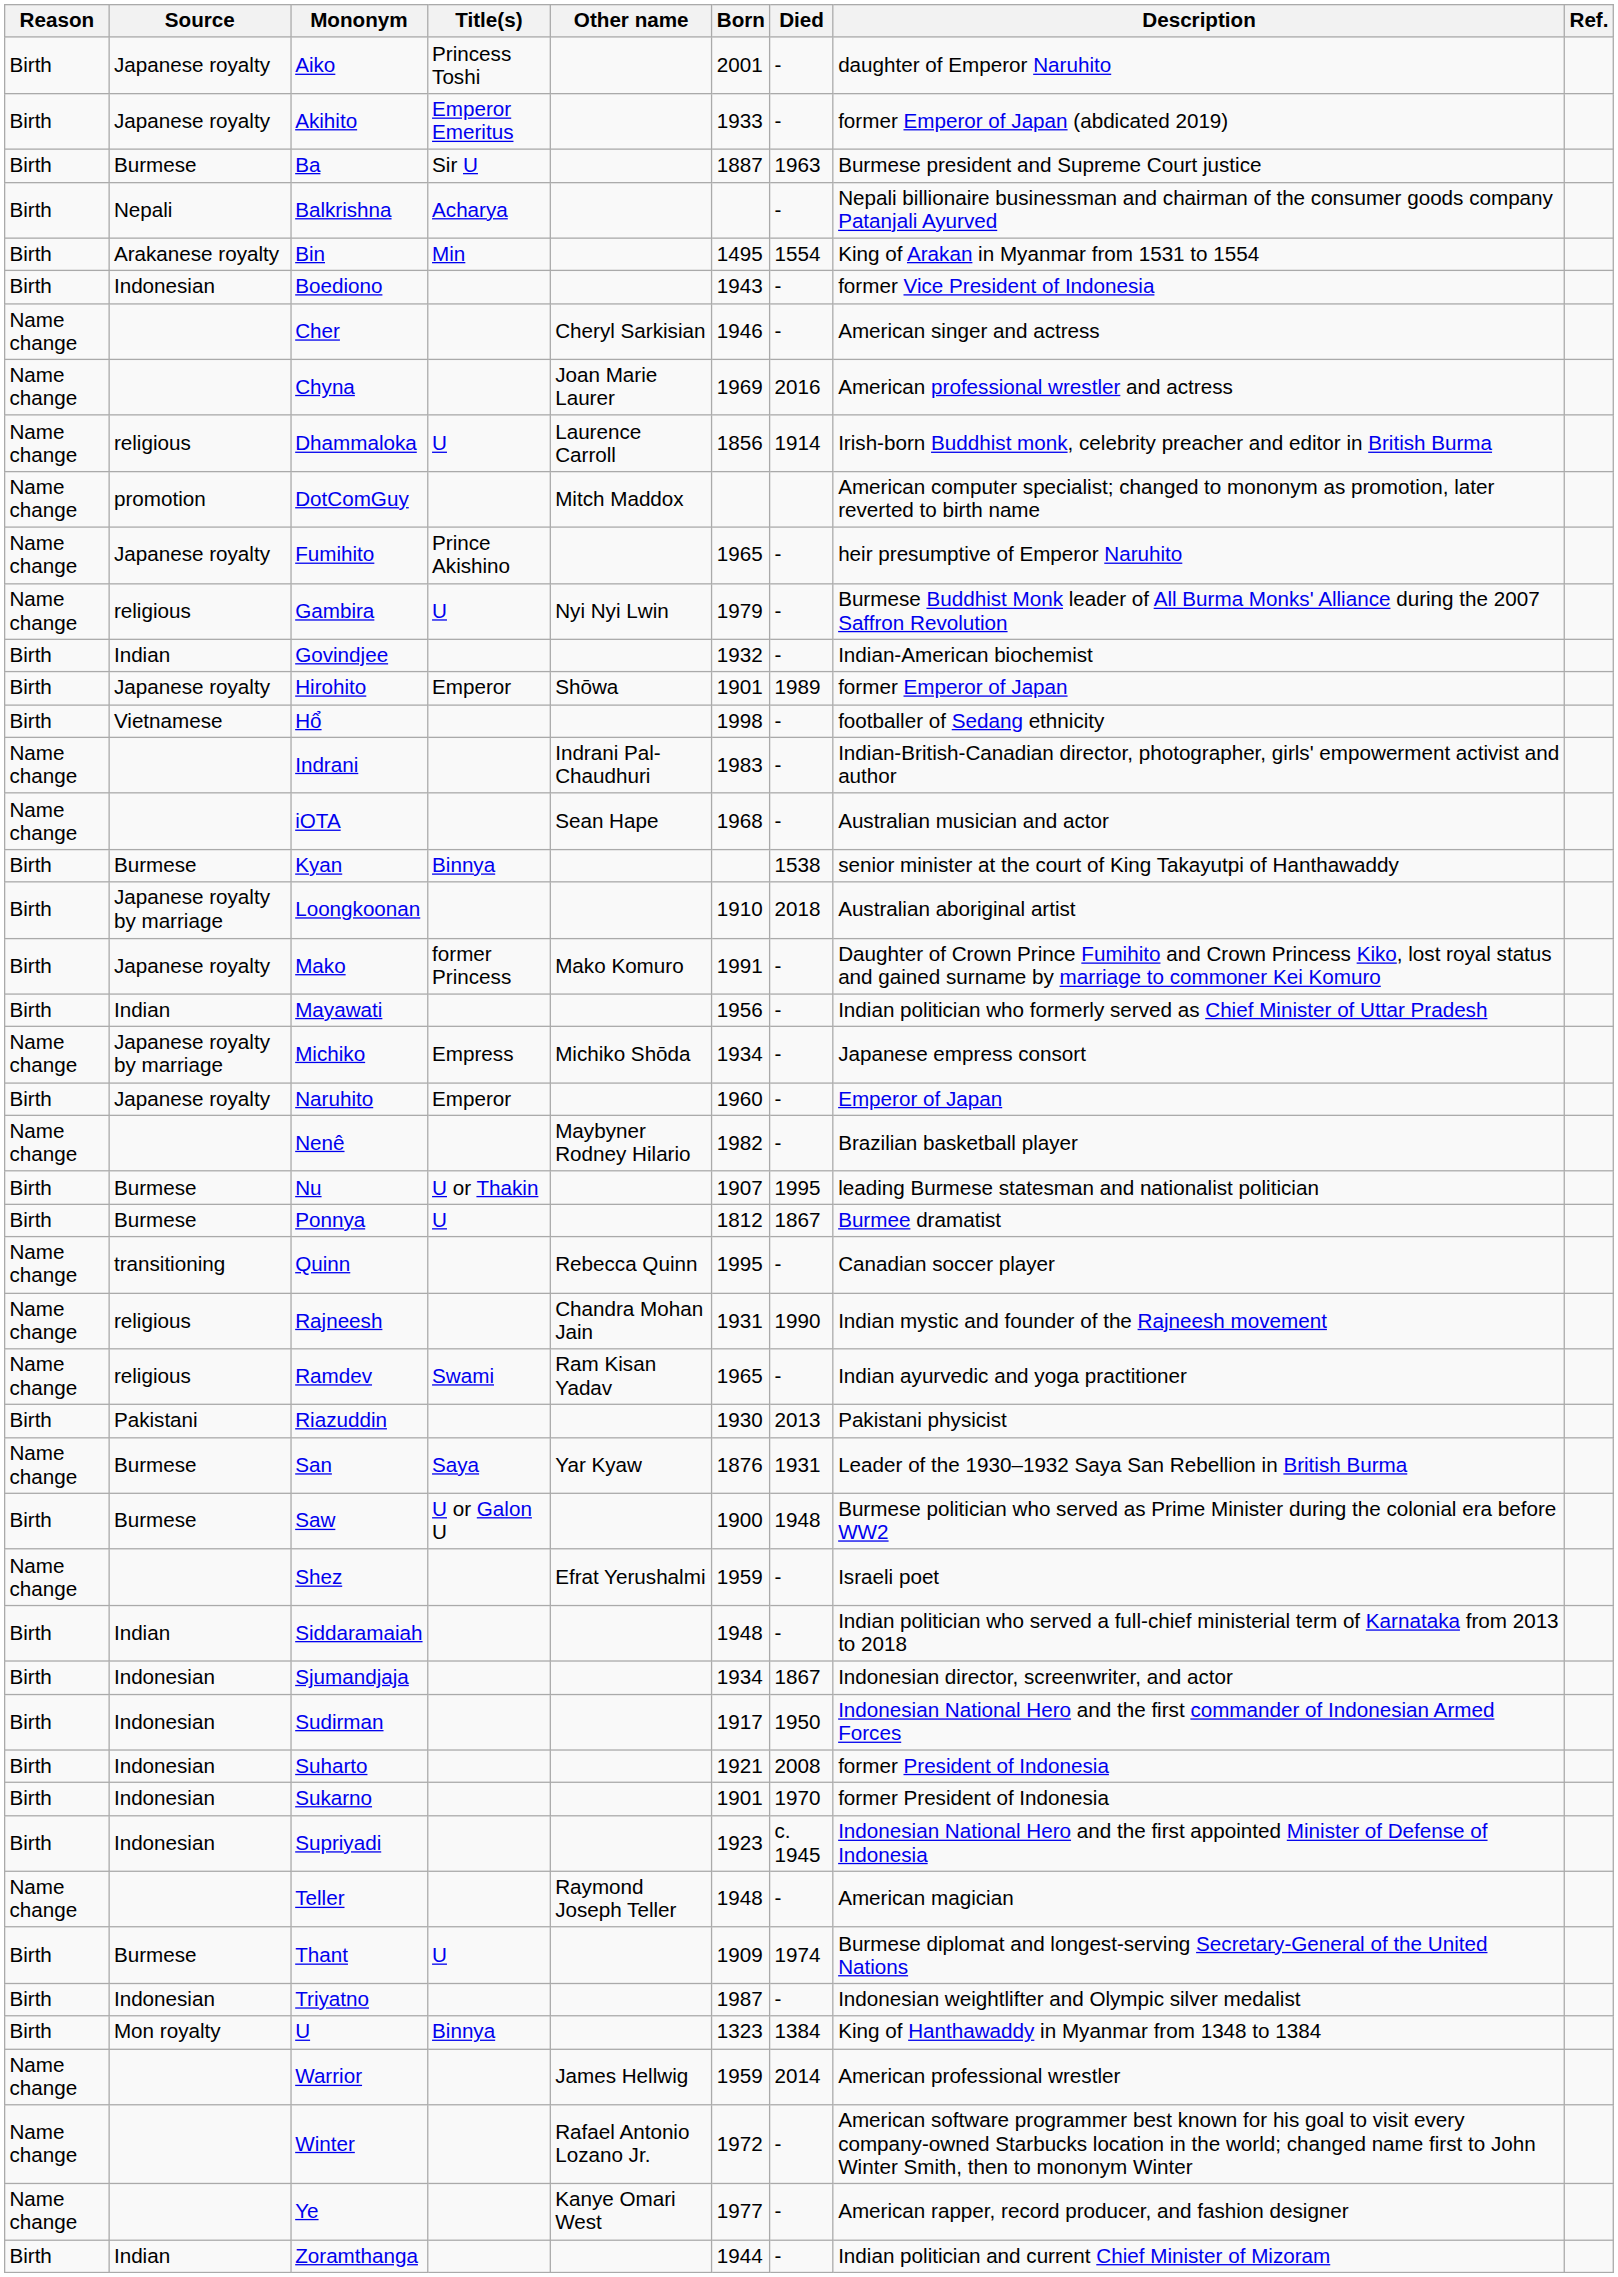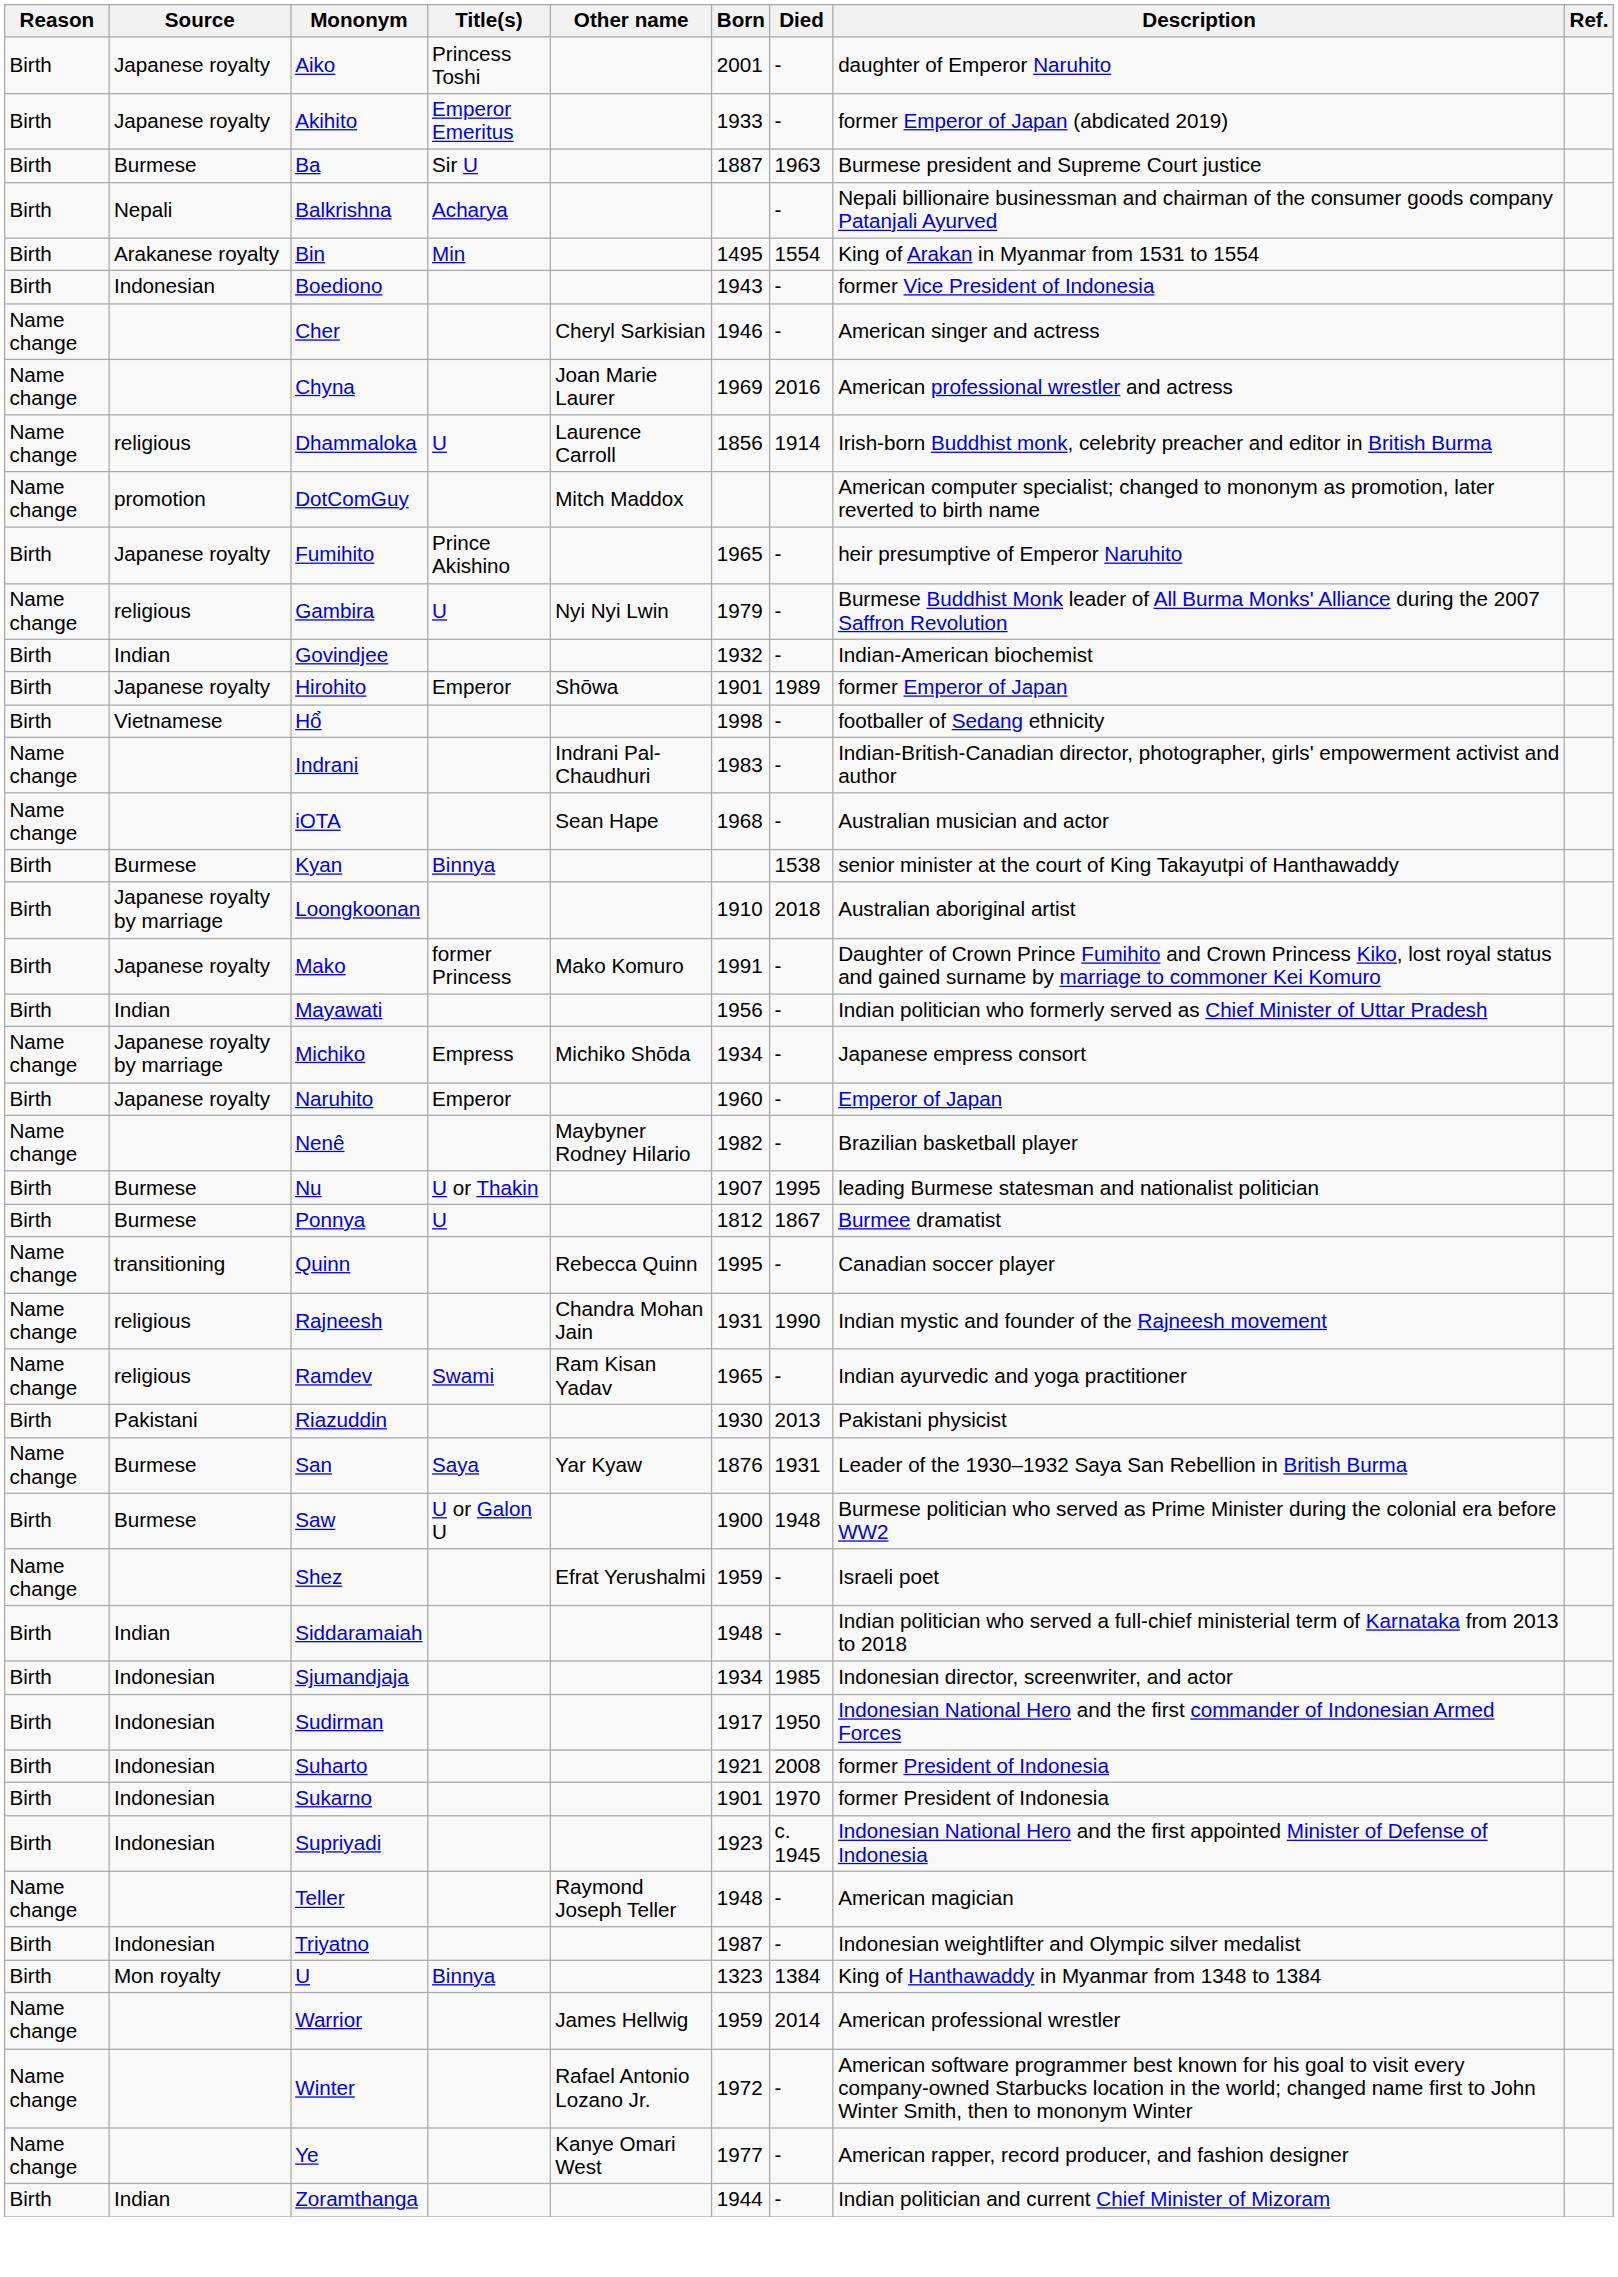(43, 555) Name change -> (31, 555) Birth
(797, 1677) 1867 -> (797, 1677) 1985
- row: (322, 1955)
